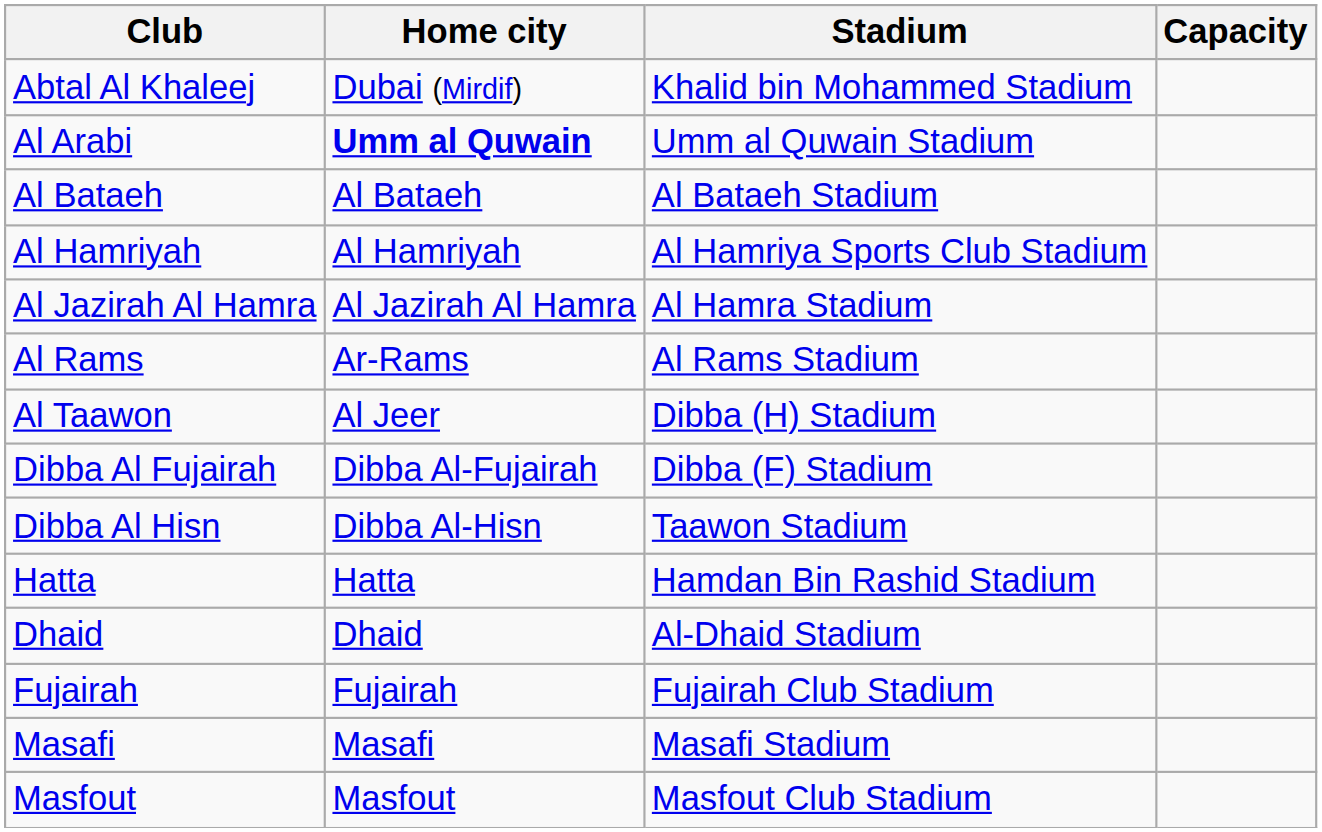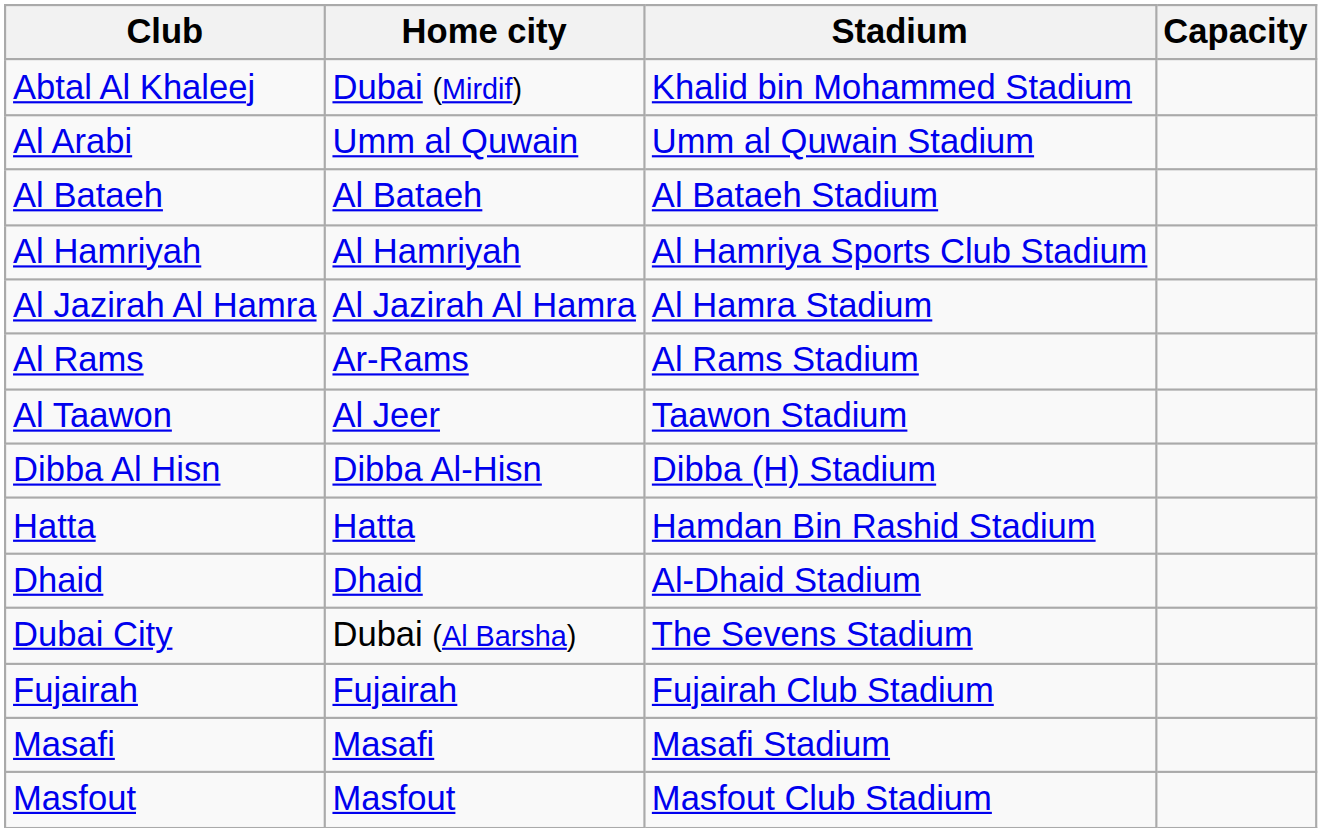(462, 141) bold -> (455, 141) normal
(794, 415) Dibba (H) Stadium -> (780, 415) Taawon Stadium
- row: (145, 470)
(780, 525) Taawon Stadium -> (794, 470) Dibba (H) Stadium
+ row: (93, 634)
